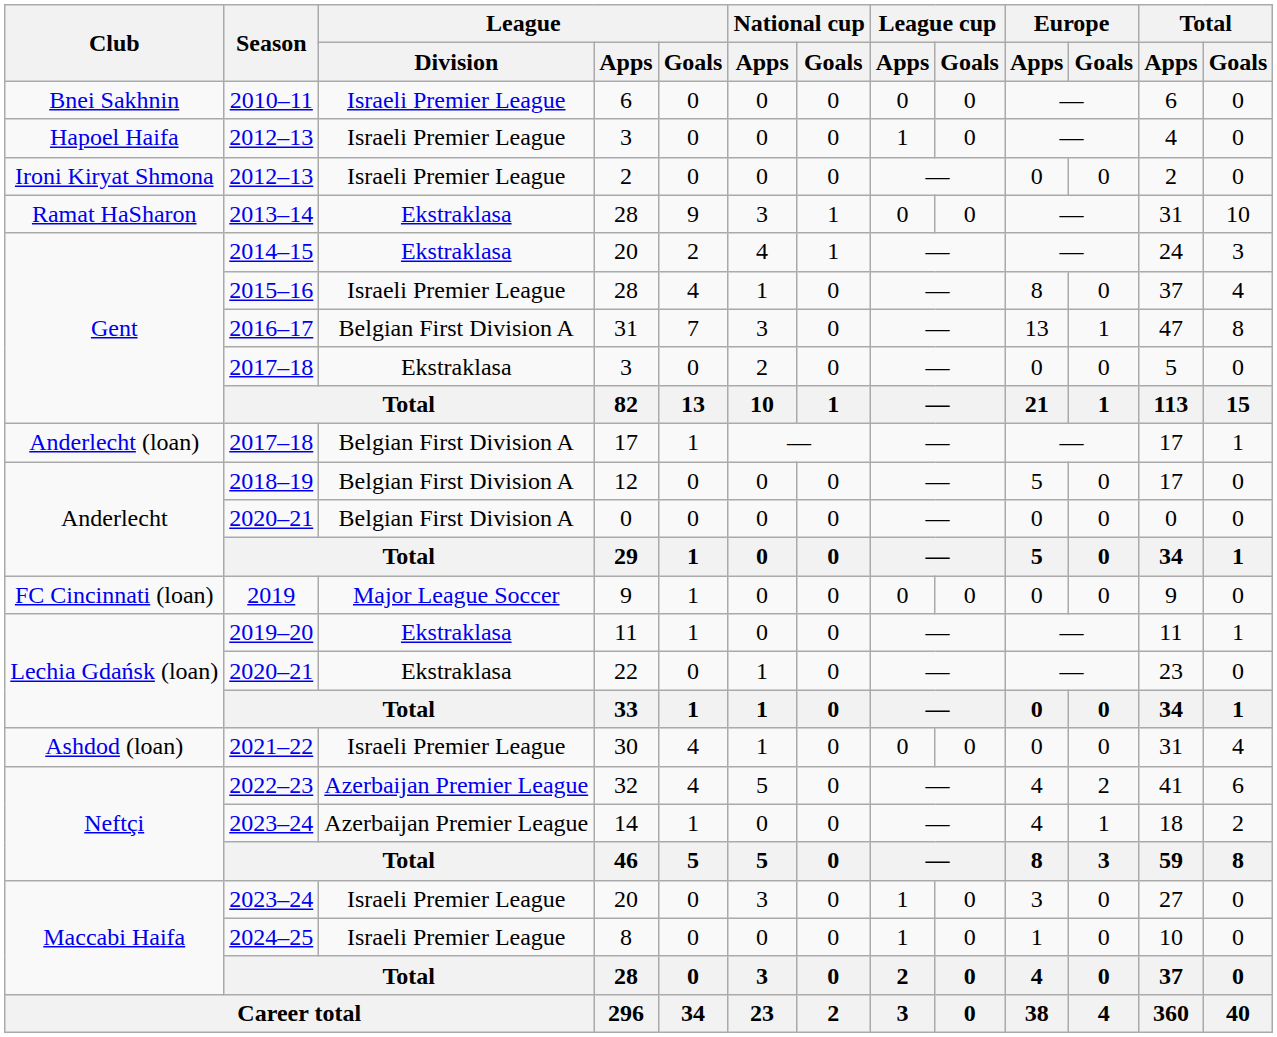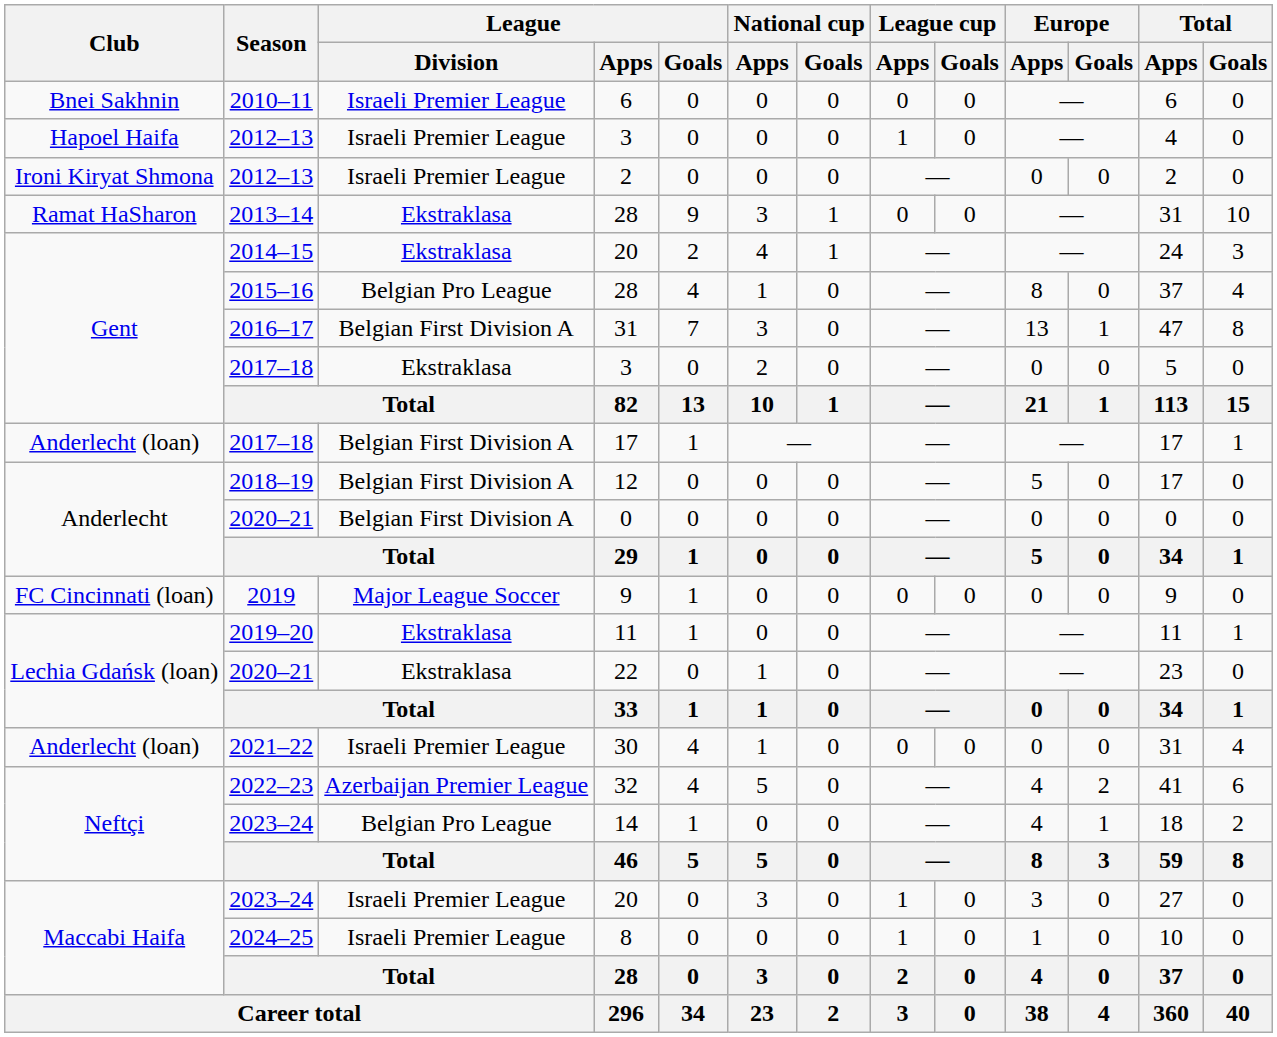(456, 289) Israeli Premier League -> (456, 289) Belgian Pro League
(114, 746) Ashdod (loan) -> (114, 746) Anderlecht (loan)
(456, 822) Azerbaijan Premier League -> (456, 822) Belgian Pro League
